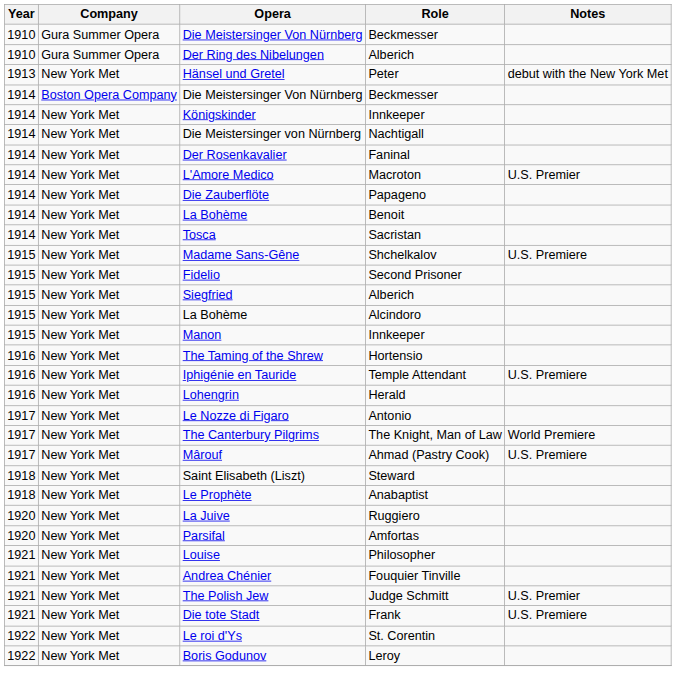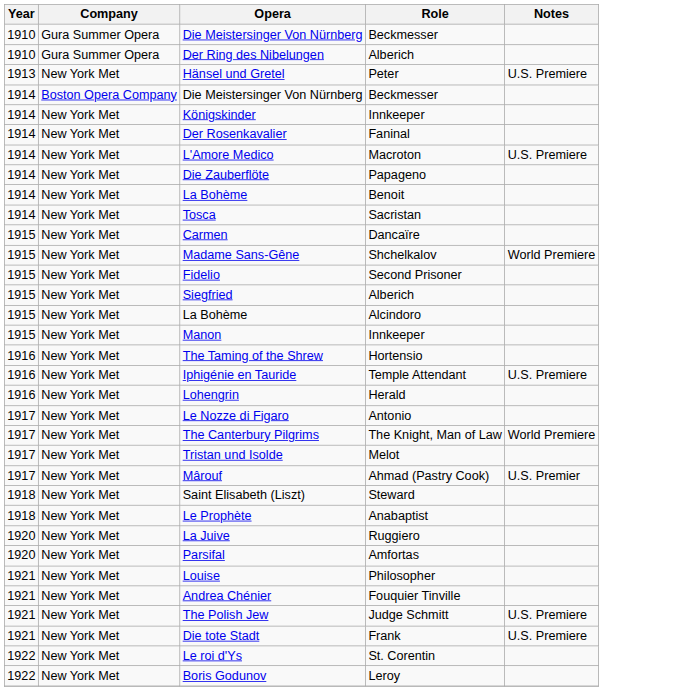(588, 74) debut with the New York Met -> (547, 74) U.S. Premiere
- row: (21, 134)
(544, 174) U.S. Premier -> (547, 154) U.S. Premiere
+ row: (21, 235)
(547, 255) U.S. Premiere -> (551, 255) World Premiere
+ row: (21, 455)
(547, 455) U.S. Premiere -> (544, 475) U.S. Premier
(544, 595) U.S. Premier -> (547, 615) U.S. Premiere
